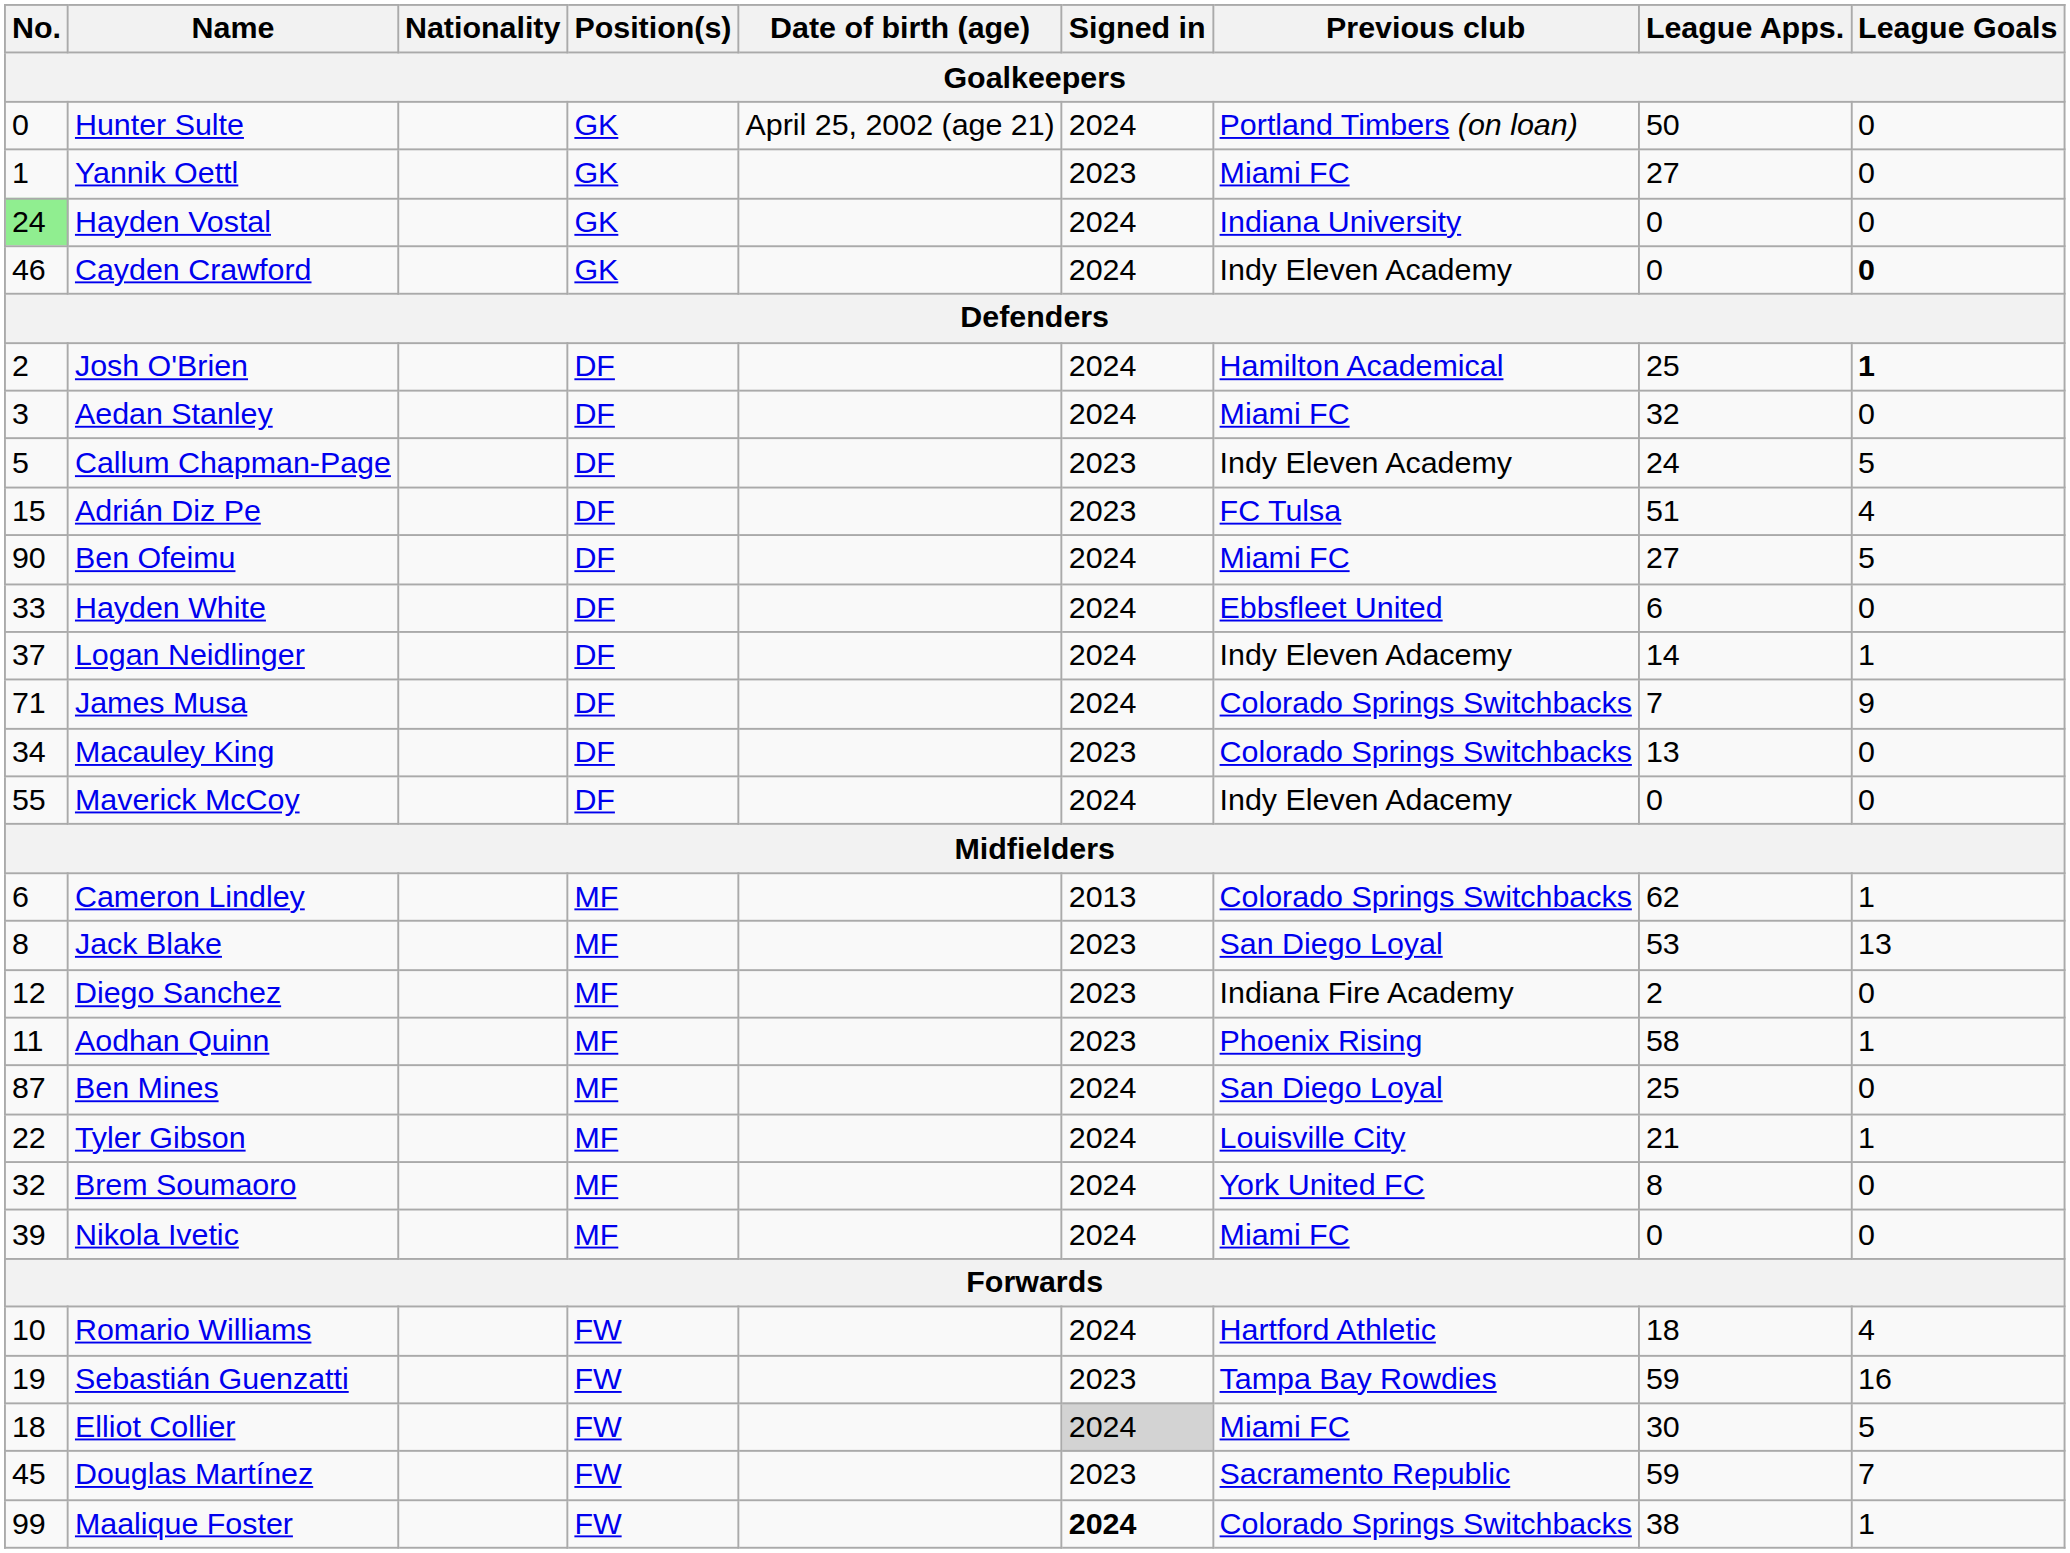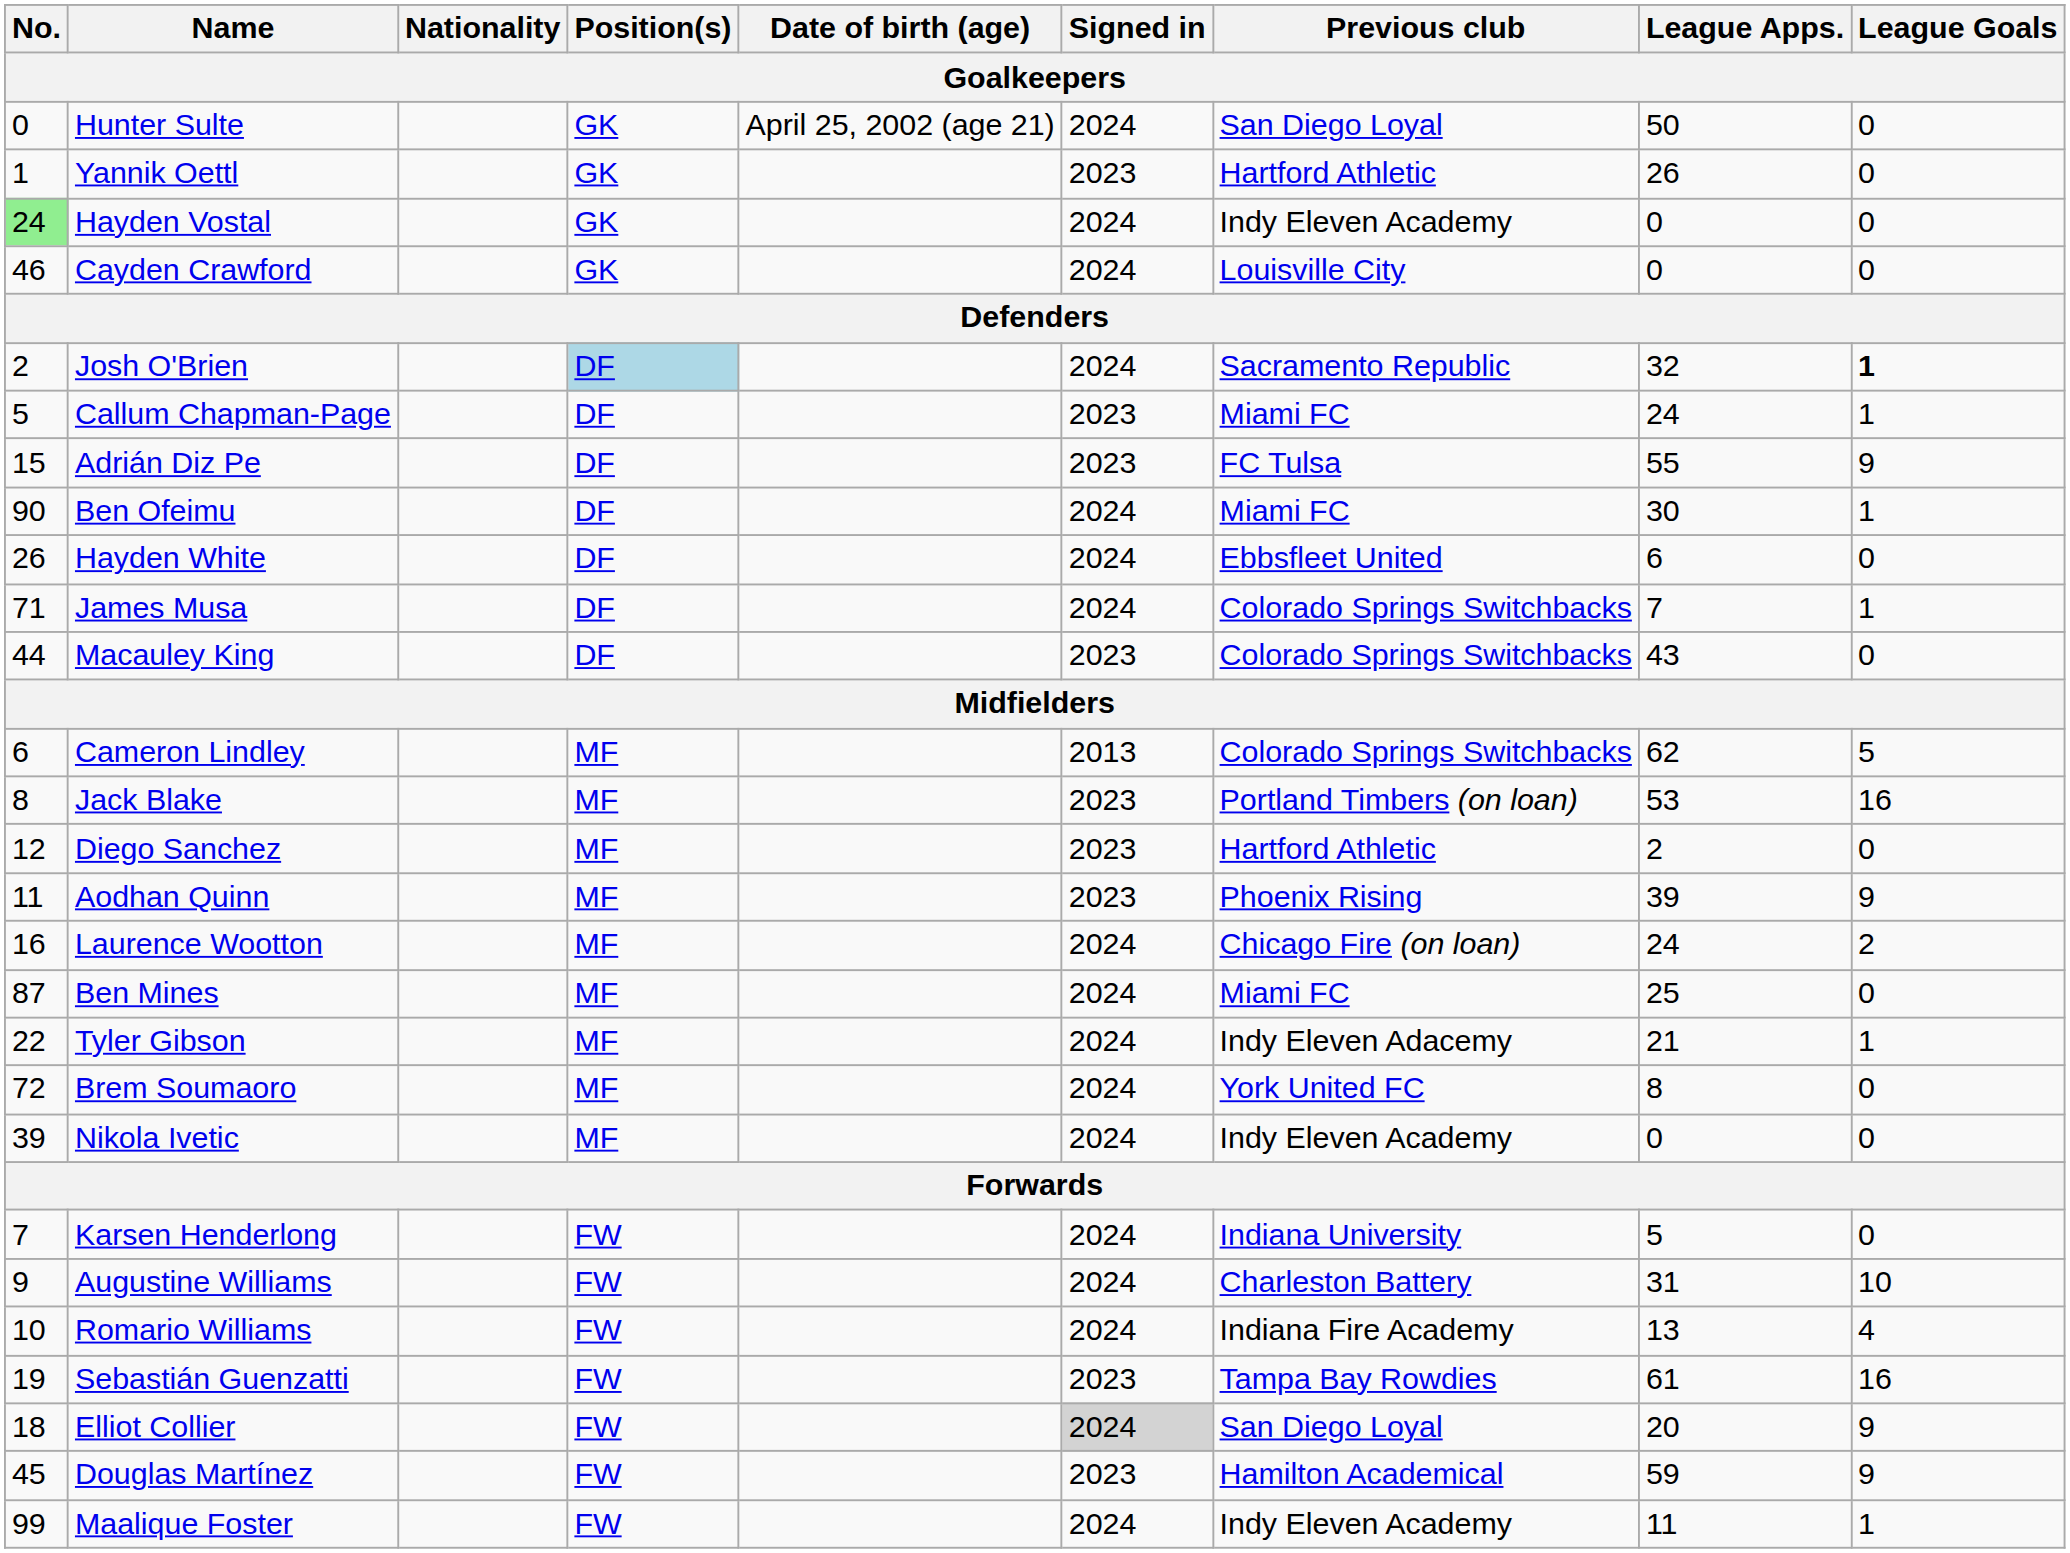(1399, 125) Portland Timbers (on loan) -> (1331, 125) San Diego Loyal
(1285, 173) Miami FC -> (1328, 173) Hartford Athletic
(1663, 173) 27 -> (1663, 173) 26
(1340, 221) Indiana University -> (1366, 221) Indy Eleven Academy
(1366, 269) Indy Eleven Academy -> (1313, 269) Louisville City
(1867, 269) bold -> (1867, 269) normal
(595, 366) no background -> (595, 366) lightblue background
(1362, 366) Hamilton Academical -> (1365, 366) Sacramento Republic
(1663, 366) 25 -> (1663, 366) 32
- row: (174, 414)
(1366, 462) Indy Eleven Academy -> (1285, 414) Miami FC
(1867, 462) 5 -> (1867, 414) 1
(1663, 510) 51 -> (1663, 462) 55
(1867, 510) 4 -> (1867, 462) 9
(1663, 558) 27 -> (1663, 510) 30
(1867, 558) 5 -> (1867, 510) 1
(29, 607) 33 -> (29, 558) 26
- row: (190, 655)
(1867, 703) 9 -> (1867, 607) 1
(29, 751) 34 -> (29, 655) 44
(1663, 751) 13 -> (1663, 655) 43
- row: (187, 800)
(1867, 896) 1 -> (1867, 751) 5
(1331, 944) San Diego Loyal -> (1399, 800) Portland Timbers (on loan)
(1875, 944) 13 -> (1875, 800) 16
(1367, 992) Indiana Fire Academy -> (1328, 848) Hartford Athletic
(1663, 1041) 58 -> (1663, 896) 39
(1867, 1041) 1 -> (1867, 896) 9
+ row: (199, 944)
(1331, 1089) San Diego Loyal -> (1285, 992) Miami FC
(1313, 1137) Louisville City -> (1366, 1041) Indy Eleven Adacemy
(29, 1185) 32 -> (29, 1089) 72
(1285, 1233) Miami FC -> (1366, 1137) Indy Eleven Academy
+ row: (206, 1233)
+ row: (203, 1282)
(1328, 1330) Hartford Athletic -> (1367, 1330) Indiana Fire Academy
(1663, 1330) 18 -> (1663, 1330) 13
(1663, 1378) 59 -> (1663, 1378) 61
(1285, 1426) Miami FC -> (1331, 1426) San Diego Loyal
(1663, 1426) 30 -> (1663, 1426) 20
(1867, 1426) 5 -> (1867, 1426) 9
(1365, 1474) Sacramento Republic -> (1362, 1474) Hamilton Academical
(1867, 1474) 7 -> (1867, 1474) 9
(1103, 1523) bold -> (1103, 1523) normal
(1426, 1523) Colorado Springs Switchbacks -> (1366, 1523) Indy Eleven Academy
(1663, 1523) 38 -> (1662, 1523) 11
